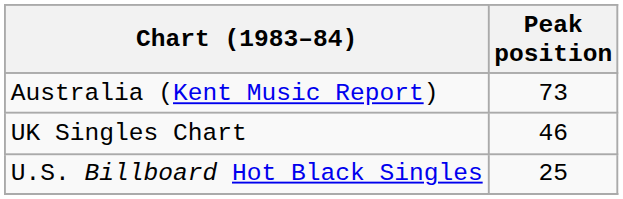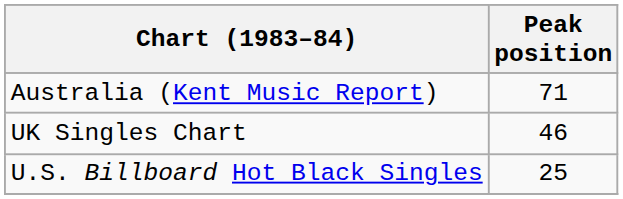(553, 93) 73 -> (553, 93) 71
